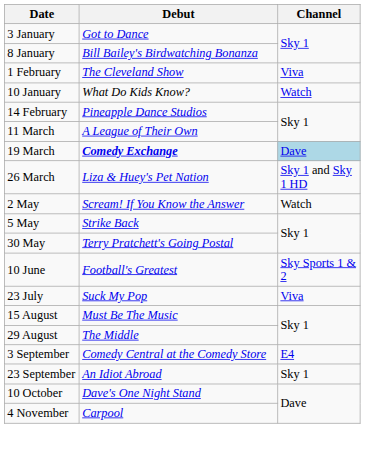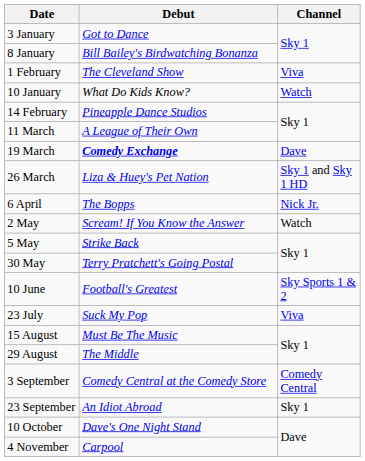(293, 151) lightblue background -> (293, 151) no background
+ row: (25, 203)
(287, 354) E4 -> (301, 381) Comedy Central
